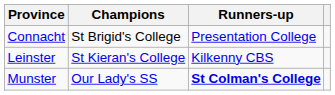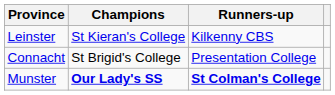rows swapped: (36, 36) <-> (31, 57)
(114, 79) normal -> (117, 79) bold
